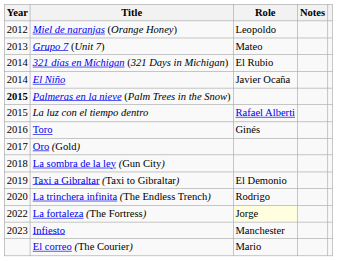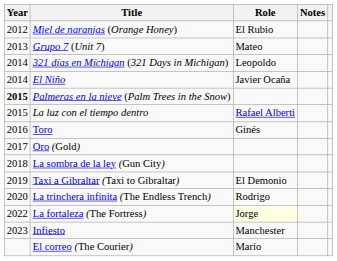(256, 29) Leopoldo -> (254, 29) El Rubio
(254, 63) El Rubio -> (256, 63) Leopoldo
